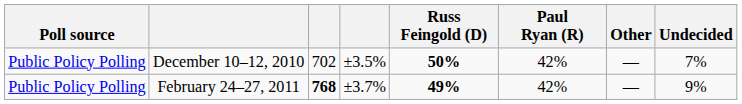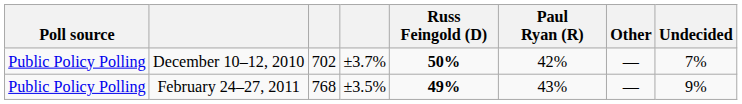(365, 61) ±3.5% -> (365, 61) ±3.7%
(324, 86) bold -> (324, 86) normal
(365, 86) ±3.7% -> (365, 86) ±3.5%
(552, 86) 42% -> (552, 86) 43%
